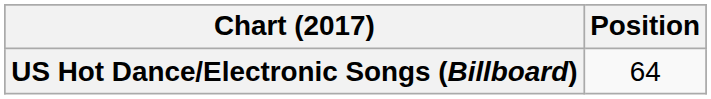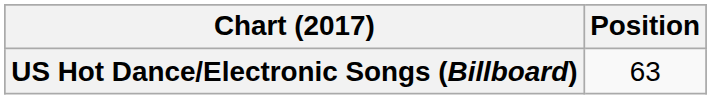(645, 70) 64 -> (645, 70) 63
